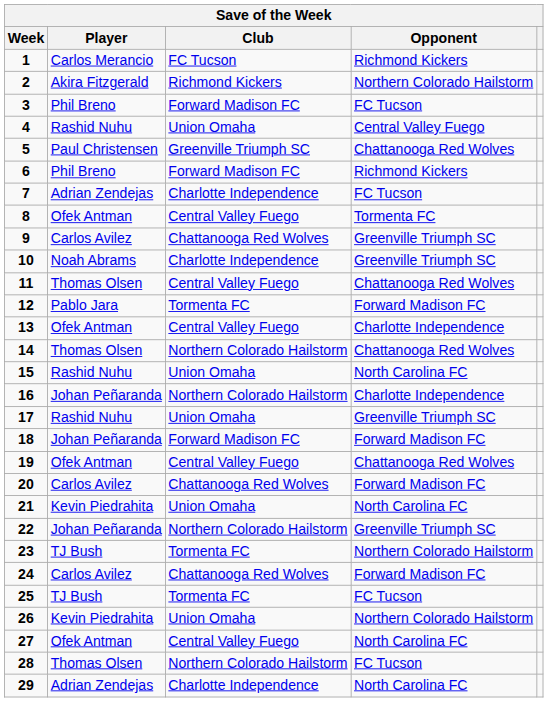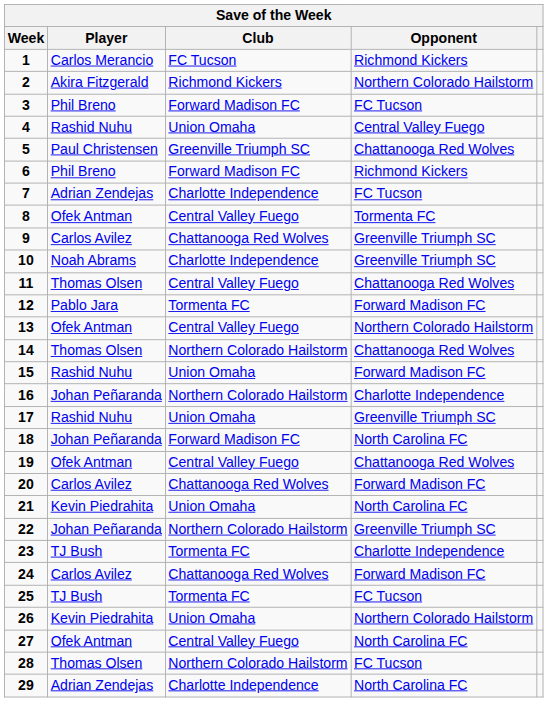(429, 328) Charlotte Independence -> (444, 328) Northern Colorado Hailstorm
(411, 372) North Carolina FC -> (420, 372) Forward Madison FC
(420, 439) Forward Madison FC -> (411, 439) North Carolina FC
(444, 551) Northern Colorado Hailstorm -> (429, 551) Charlotte Independence
